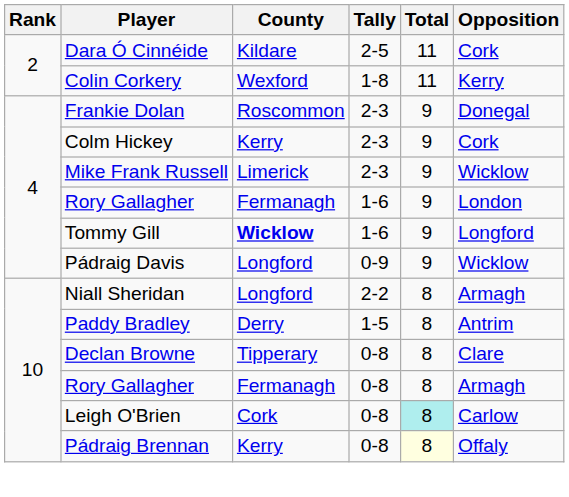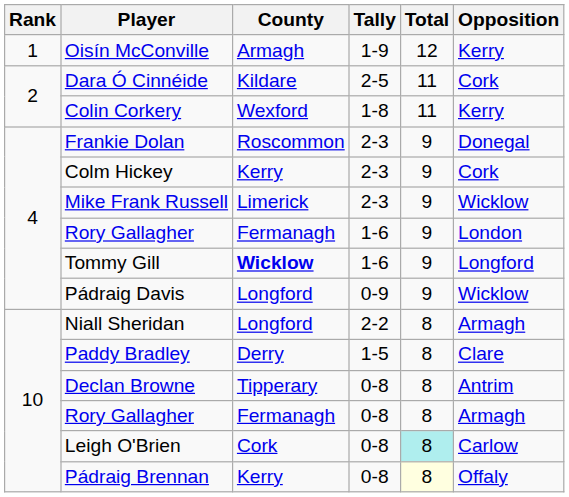+ row: (137, 50)
(486, 324) Antrim -> (481, 354) Clare
(481, 354) Clare -> (486, 385) Antrim
